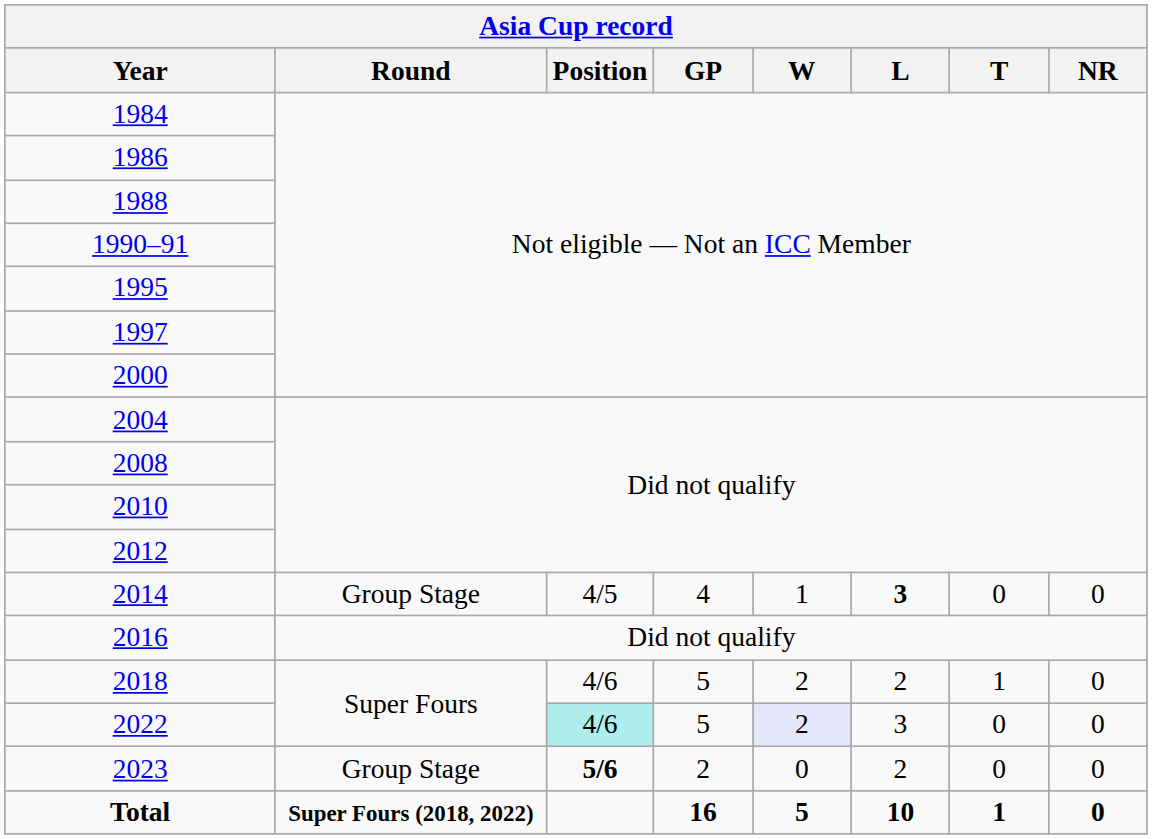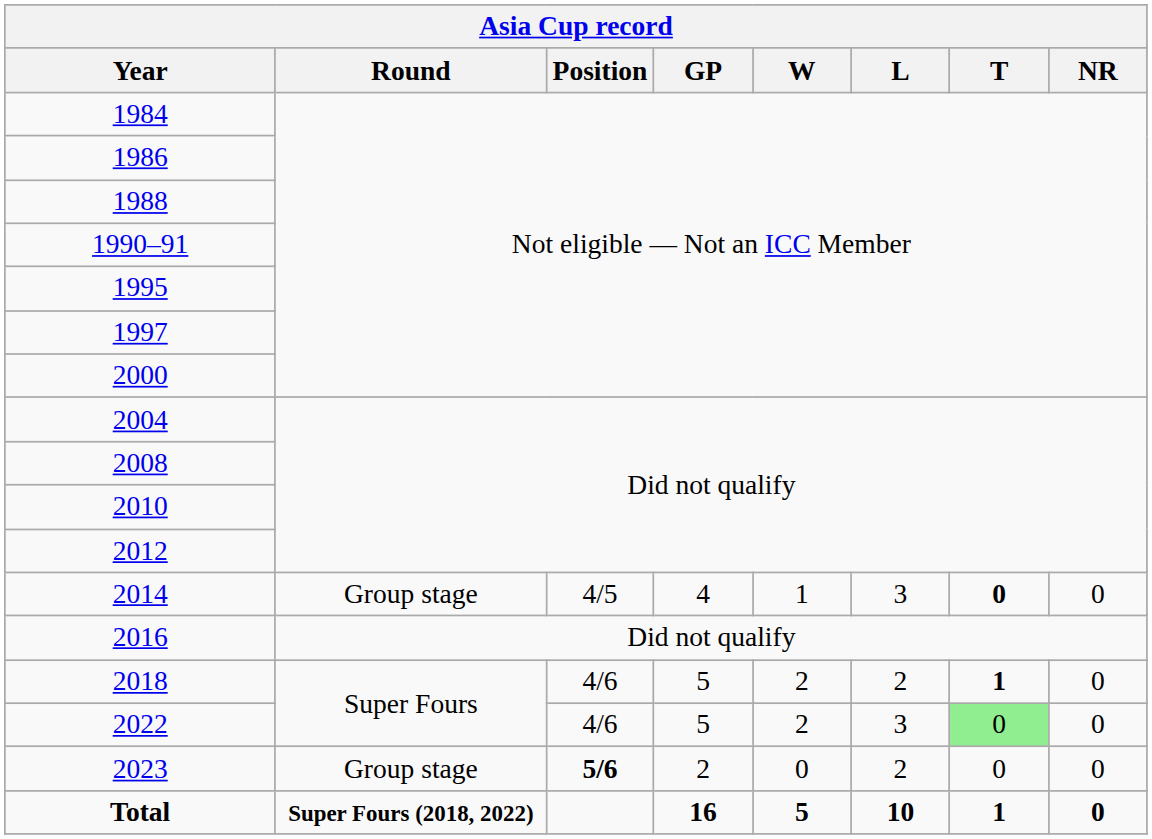(411, 593) Group Stage -> (411, 593) Group stage
(900, 593) bold -> (900, 593) normal
(999, 593) normal -> (999, 593) bold
(999, 680) normal -> (999, 680) bold
(600, 724) paleturquoise background -> (600, 724) no background
(802, 724) lavender background -> (802, 724) no background
(999, 724) no background -> (999, 724) lightgreen background
(411, 768) Group Stage -> (411, 768) Group stage
